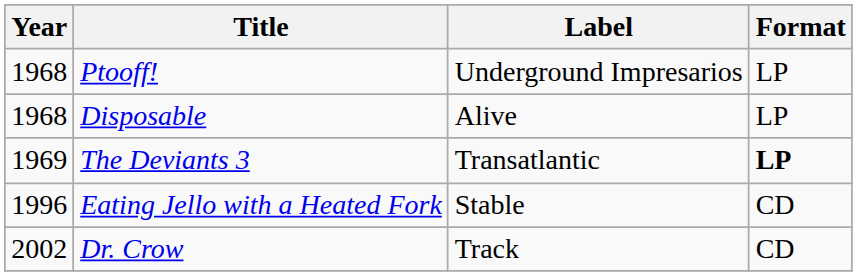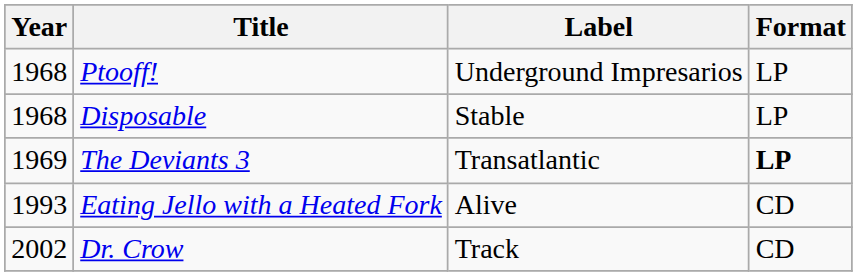(486, 115) Alive -> (490, 115) Stable
(39, 204) 1996 -> (39, 204) 1993
(490, 204) Stable -> (486, 204) Alive
